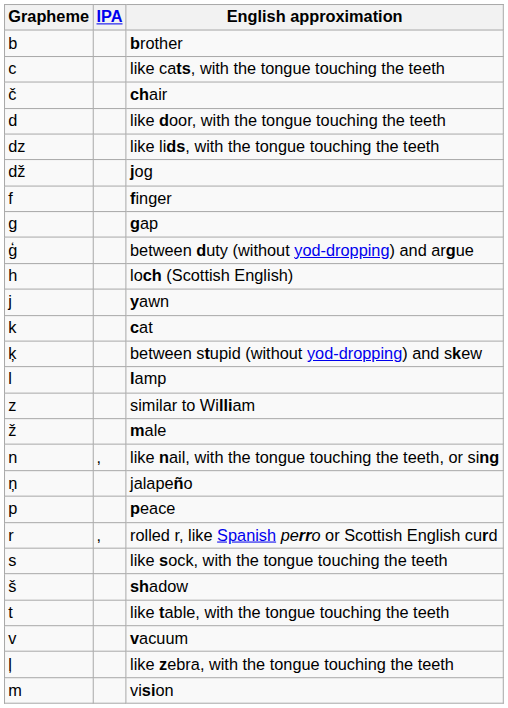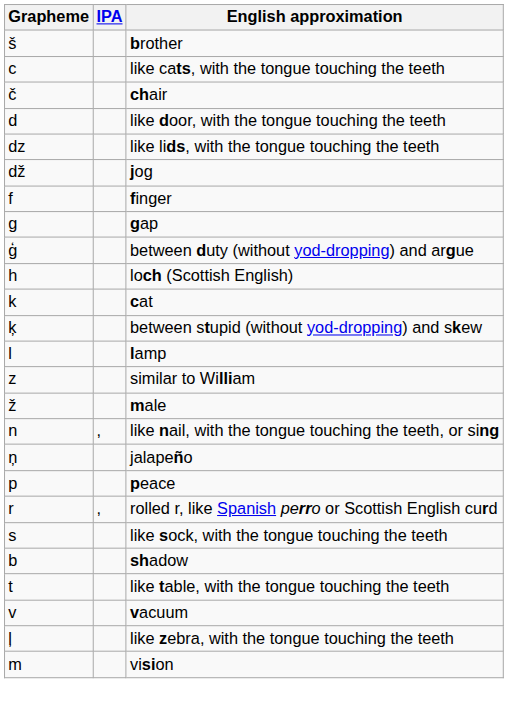(13, 43) b -> (12, 43) š
- row: (150, 302)
(12, 586) š -> (13, 560) b
